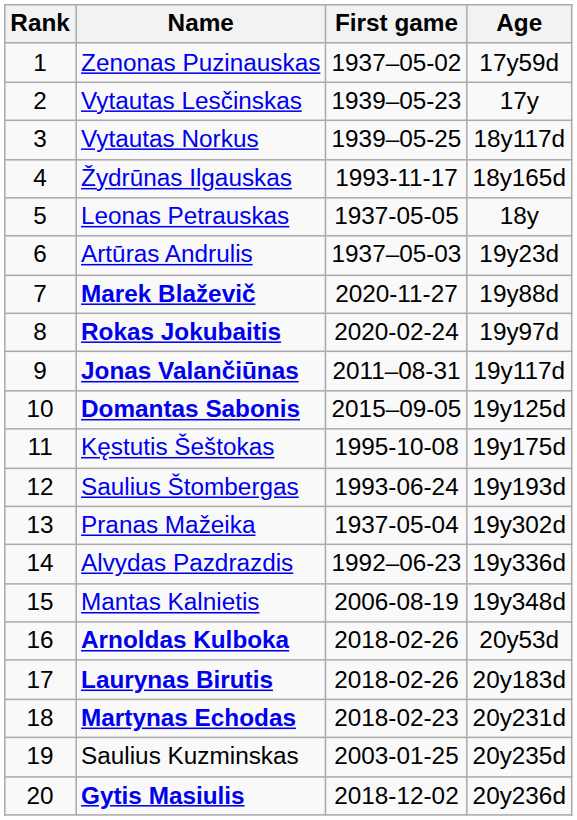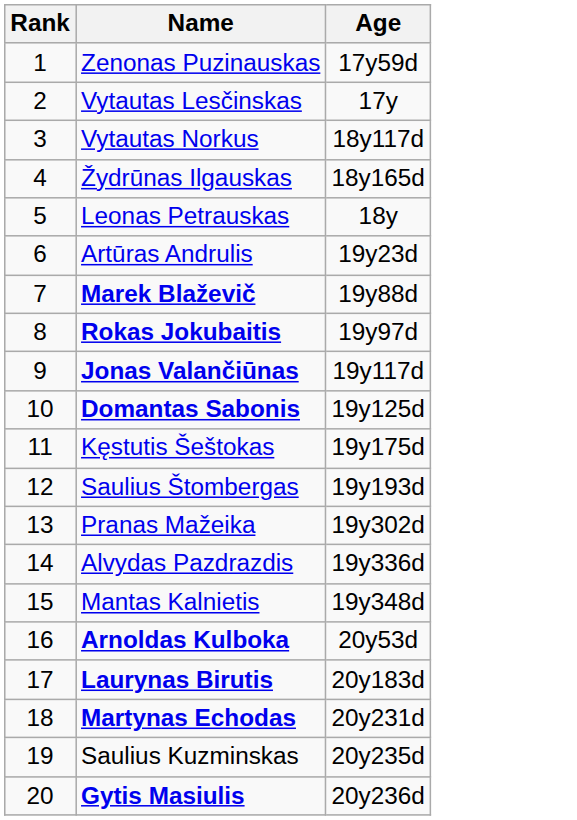- column: (396, 23)
